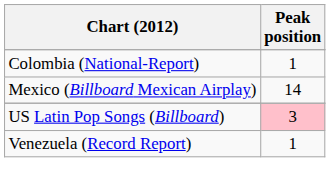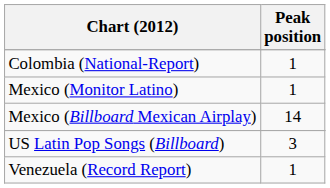+ row: (93, 90)
(293, 116) pink background -> (293, 143) no background
